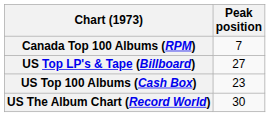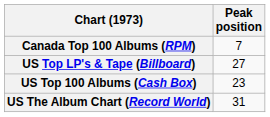(239, 102) 30 -> (239, 102) 31
